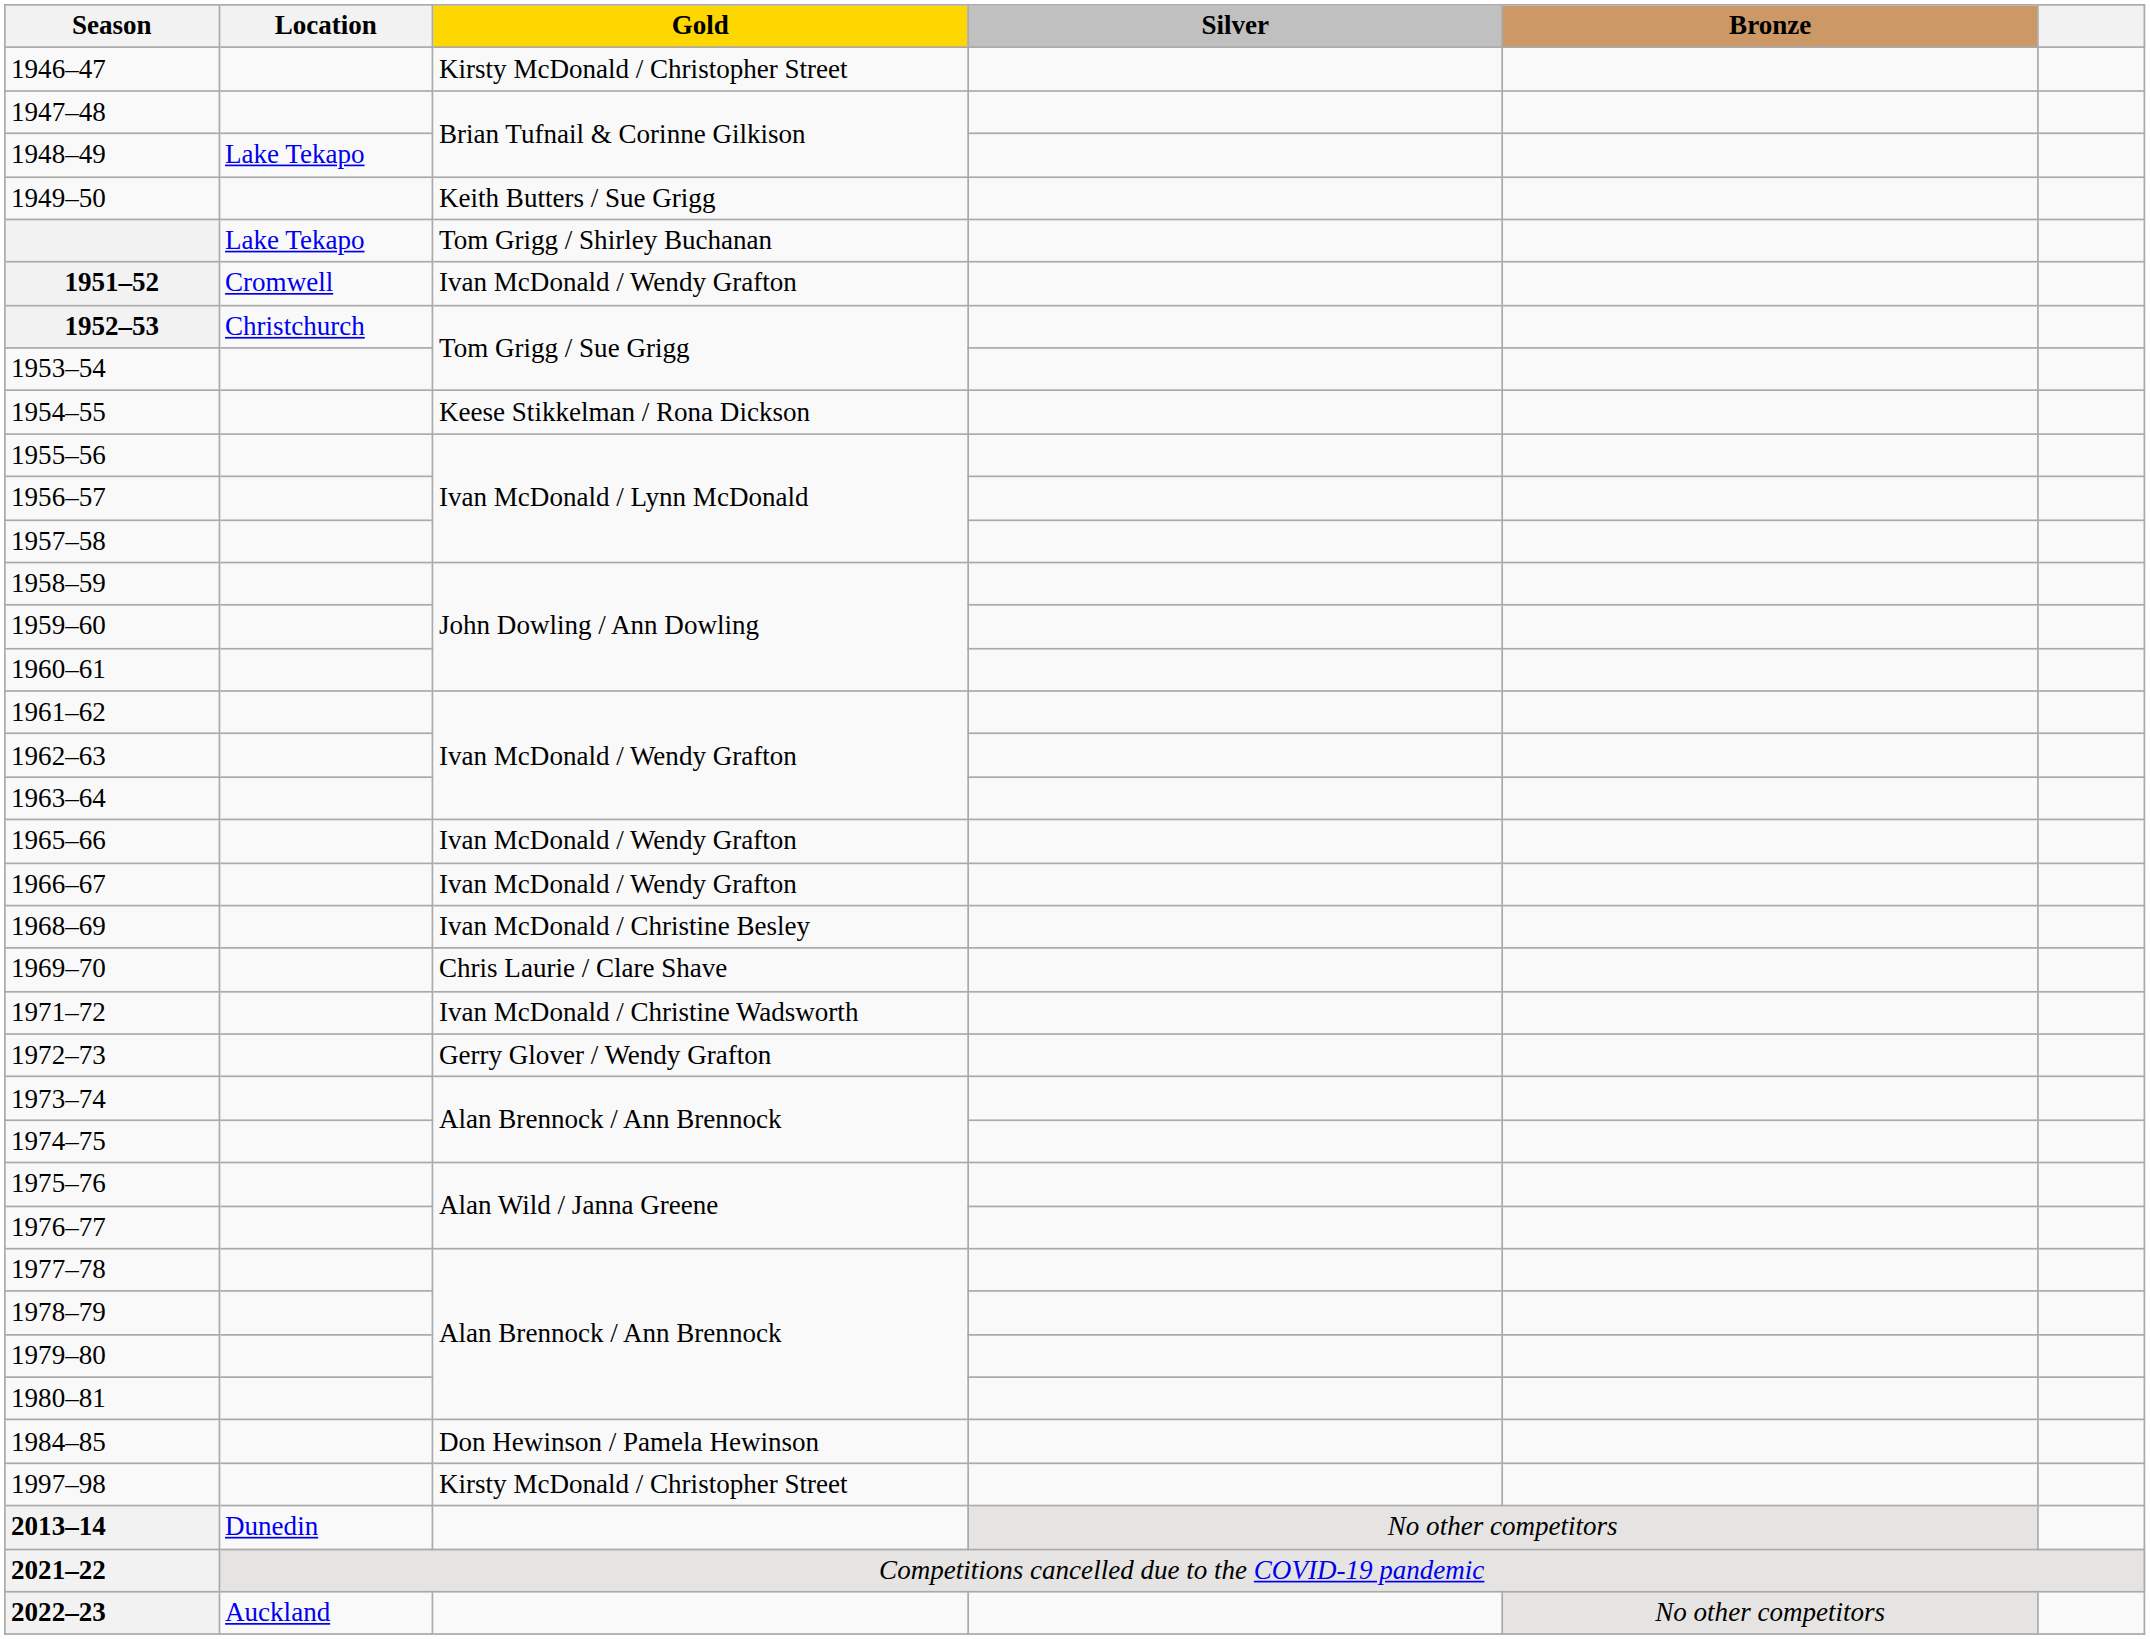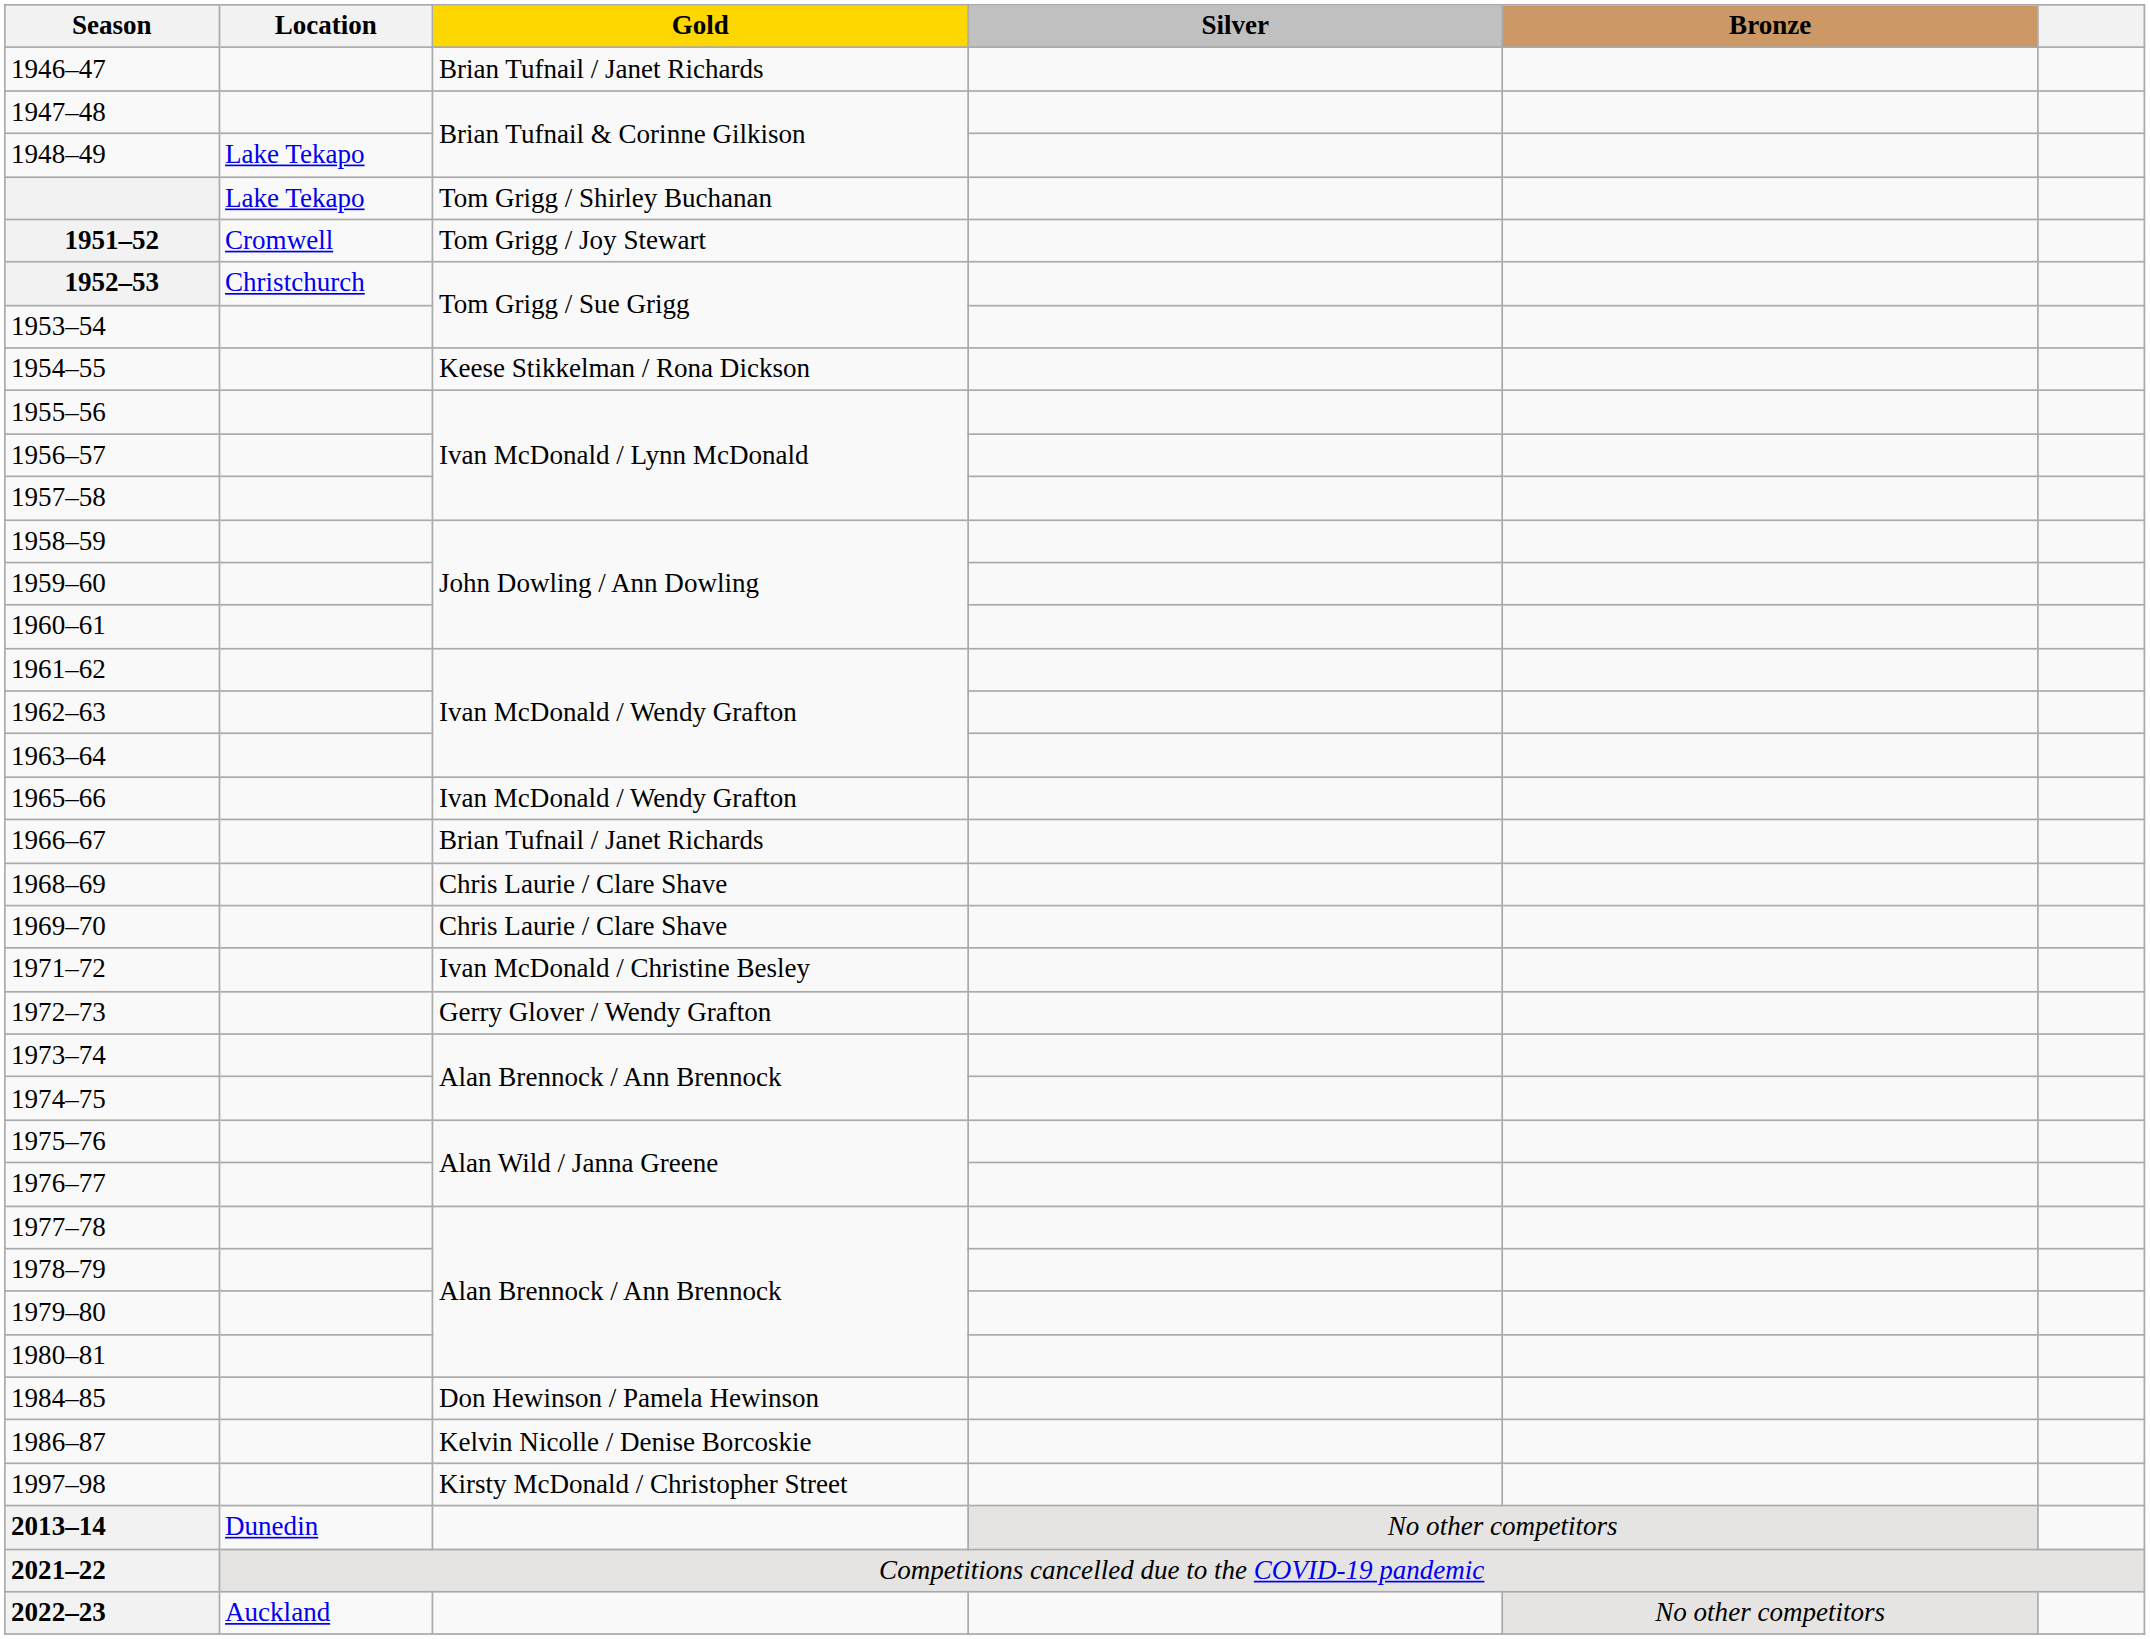(643, 68) Kirsty McDonald / Christopher Street -> (601, 68) Brian Tufnail / Janet Richards
- row: (58, 197)
(618, 283) Ivan McDonald / Wendy Grafton -> (573, 240) Tom Grigg / Joy Stewart
(618, 883) Ivan McDonald / Wendy Grafton -> (601, 840) Brian Tufnail / Janet Richards
(625, 926) Ivan McDonald / Christine Besley -> (583, 883) Chris Laurie / Clare Shave
(649, 1012) Ivan McDonald / Christine Wadsworth -> (625, 969) Ivan McDonald / Christine Besley
+ row: (58, 1441)
